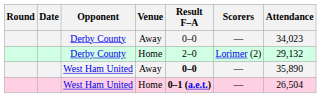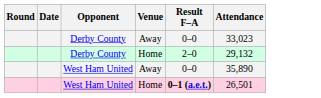- column: (238, 17)
(290, 38) 34,023 -> (239, 38) 33,023
(189, 69) bold -> (189, 69) normal
(290, 85) 26,504 -> (239, 85) 26,501
